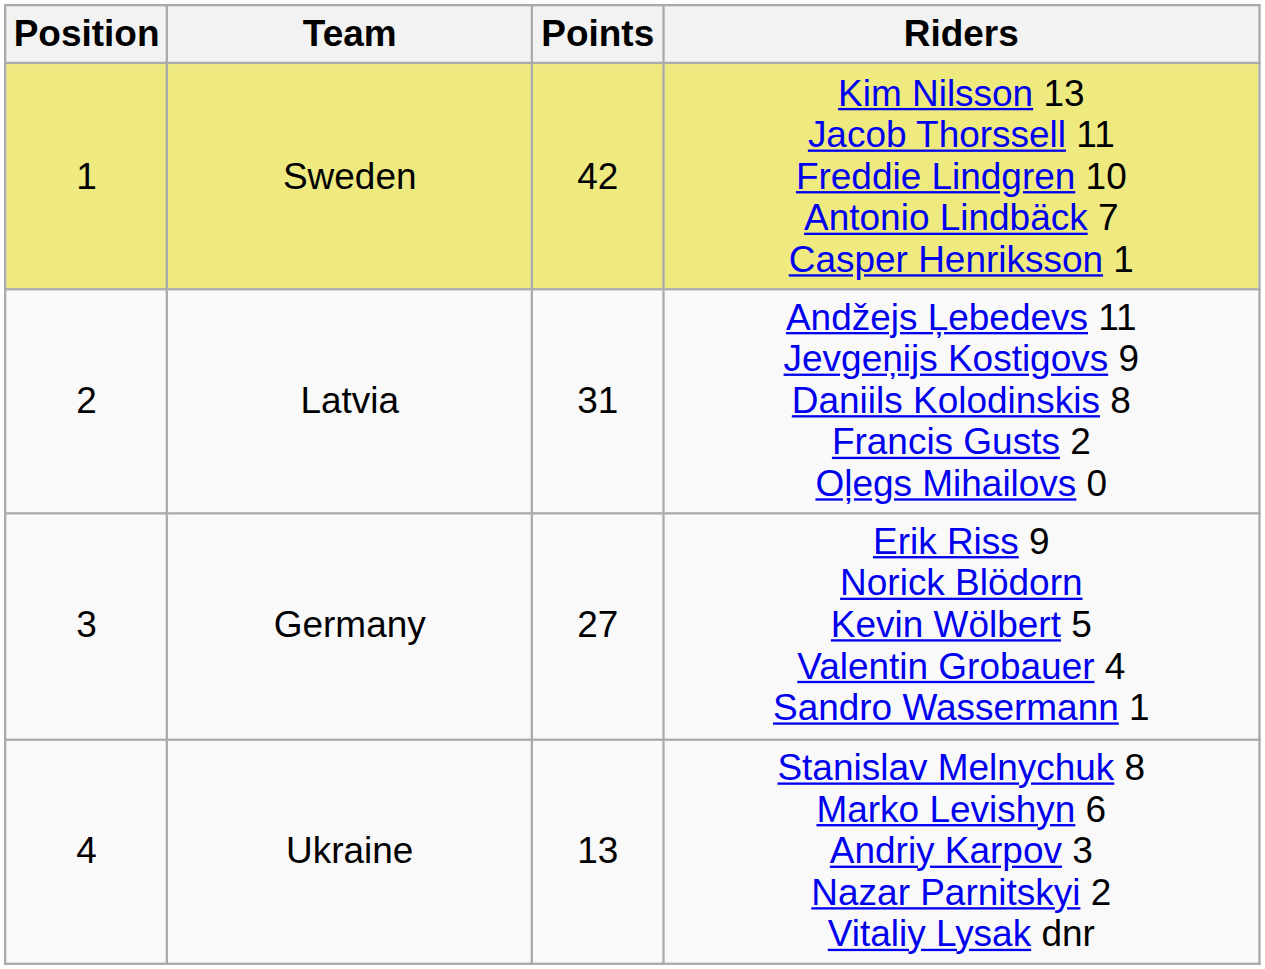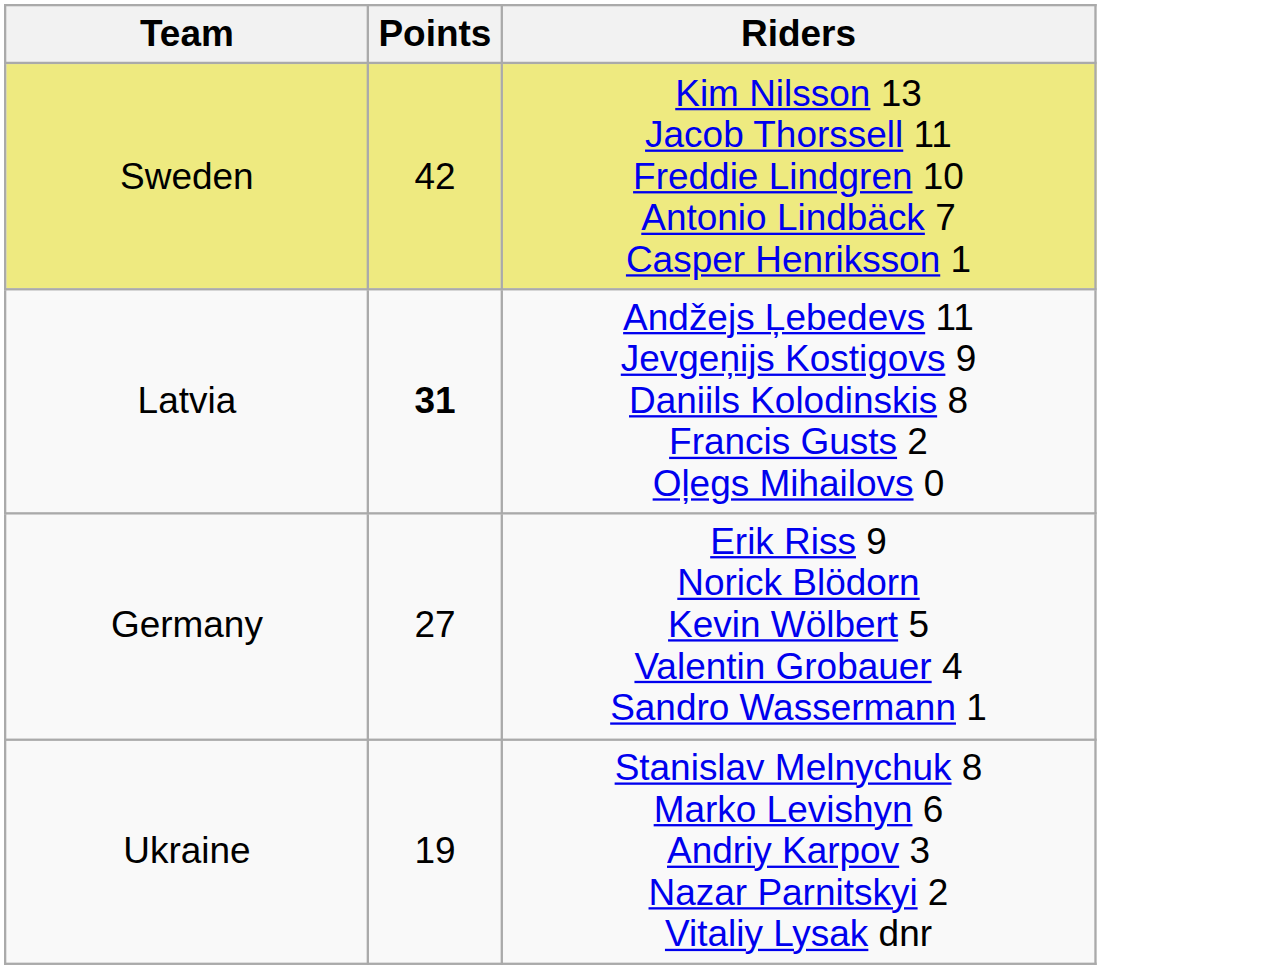- column: (87, 33)
(598, 400) normal -> (435, 400) bold
(598, 850) 13 -> (435, 850) 19
